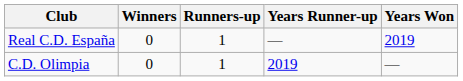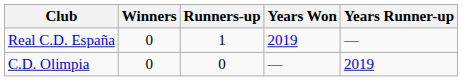columns swapped: (419, 16) <-> (323, 16)
(222, 64) 1 -> (222, 64) 0
